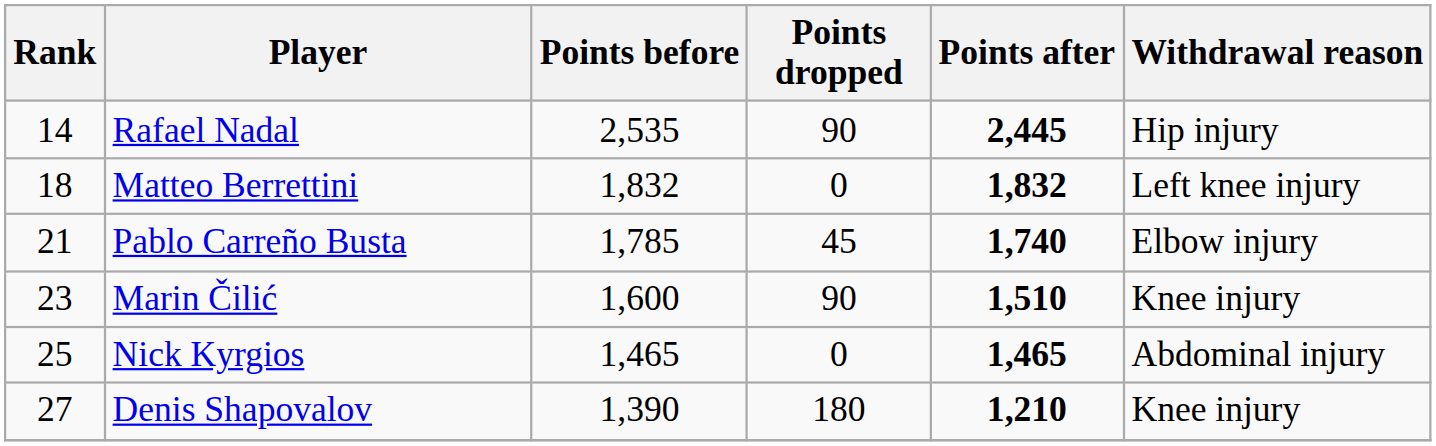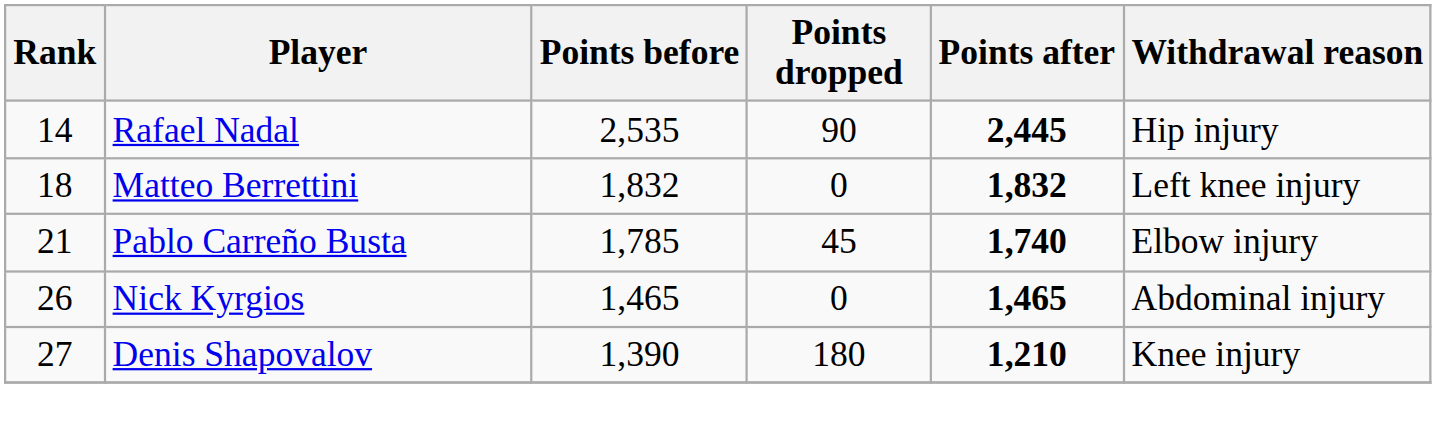- row: (195, 297)
(55, 354) 25 -> (55, 297) 26
